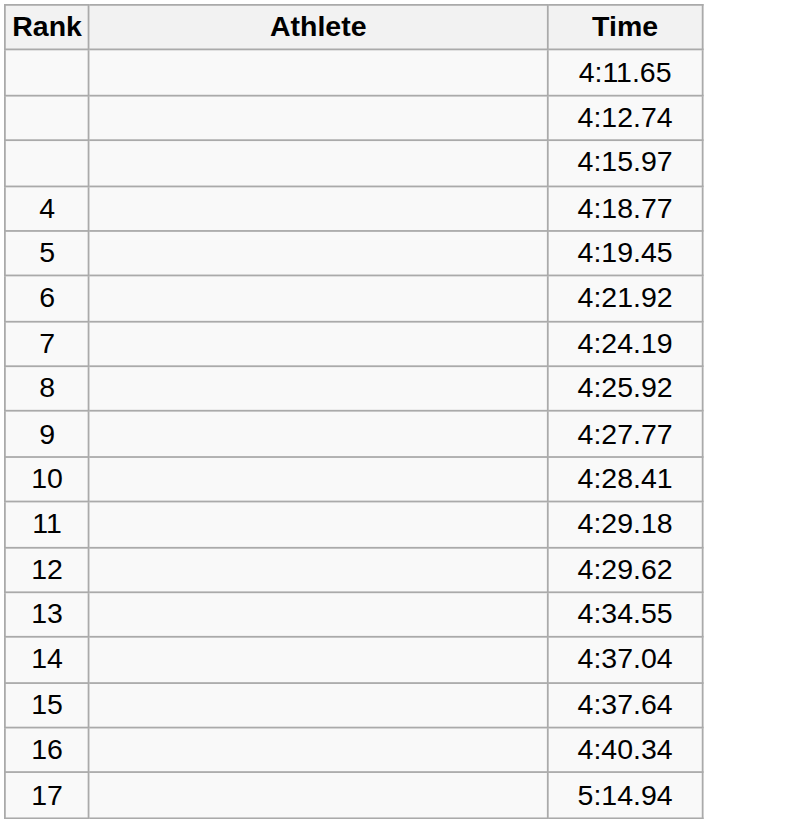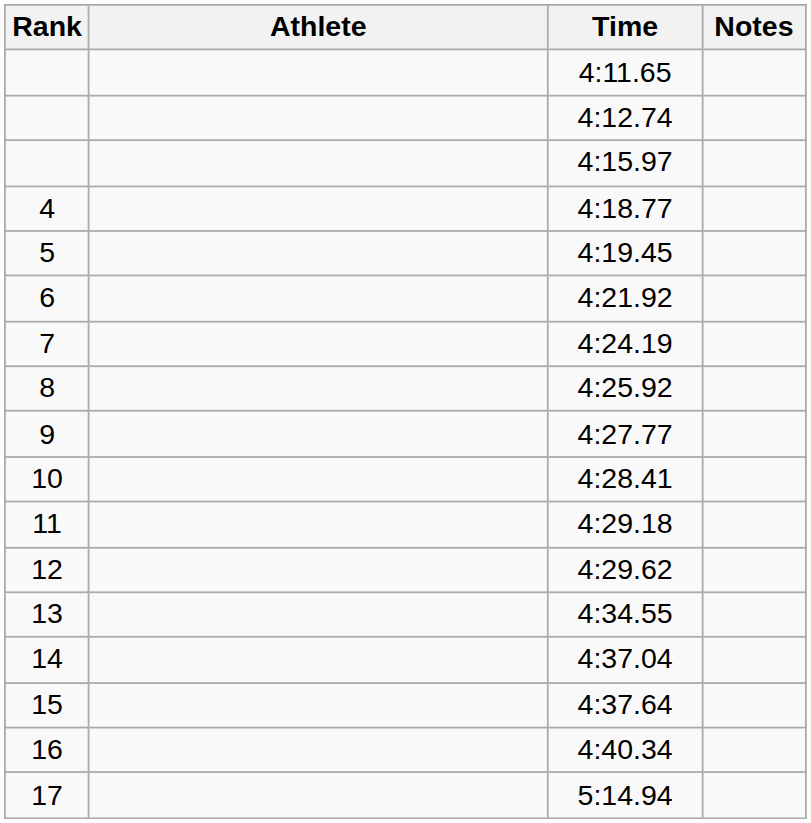+ column: (754, 27)
